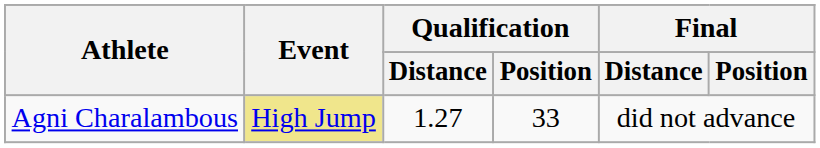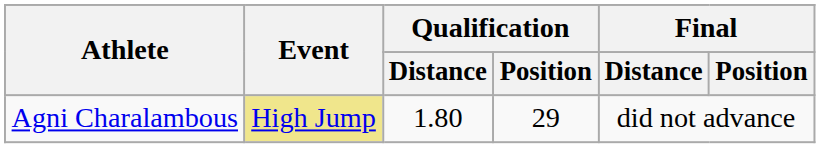(438, 118) 1.27 -> (438, 118) 1.80
(546, 118) 33 -> (546, 118) 29
